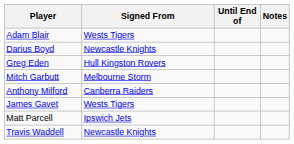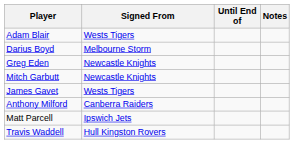(120, 49) Newcastle Knights -> (117, 49) Melbourne Storm
(125, 63) Hull Kingston Rovers -> (120, 63) Newcastle Knights
(117, 77) Melbourne Storm -> (120, 77) Newcastle Knights
rows swapped: (32, 105) <-> (37, 91)
(120, 132) Newcastle Knights -> (125, 132) Hull Kingston Rovers
